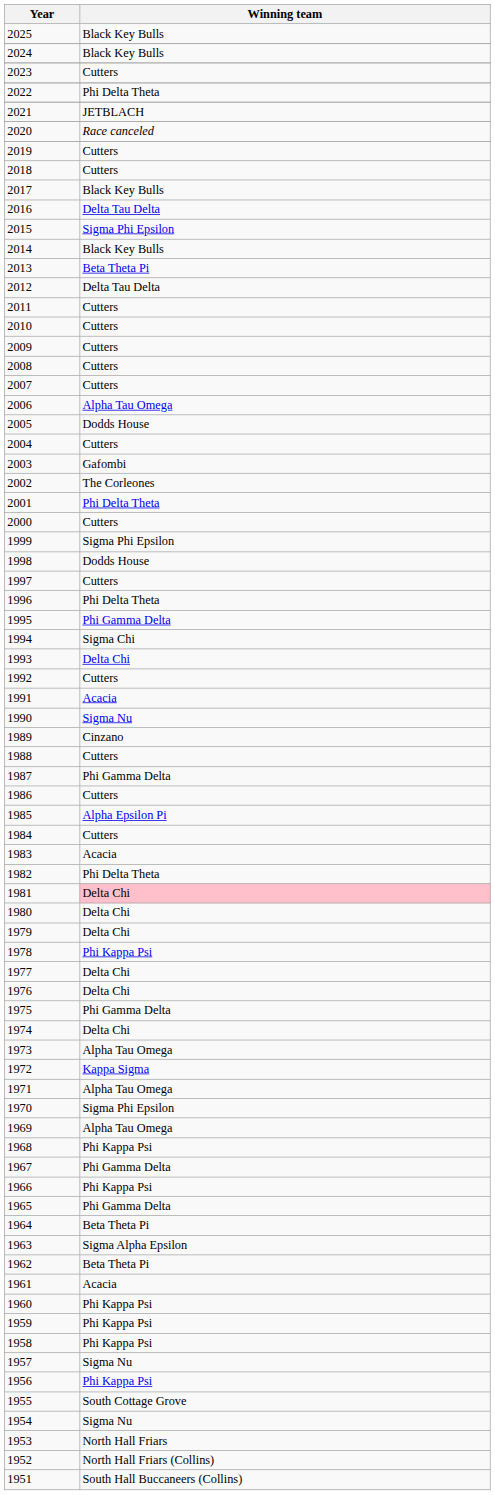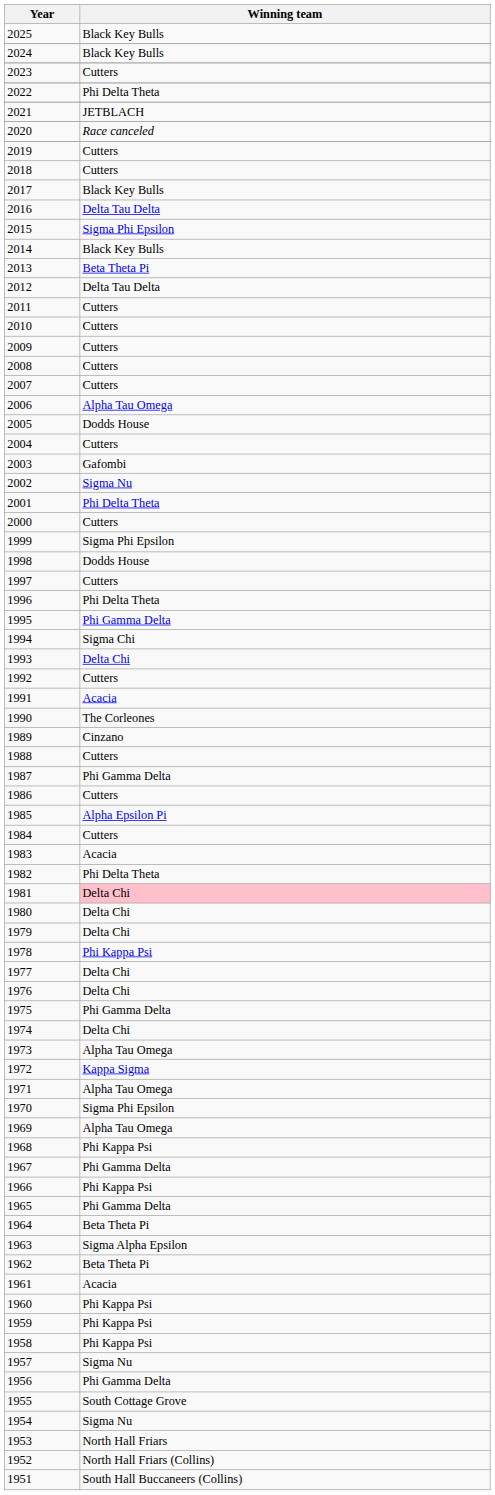(119, 483) The Corleones -> (107, 483) Sigma Nu
(107, 717) Sigma Nu -> (119, 717) The Corleones
(117, 1381) Phi Kappa Psi -> (127, 1381) Phi Gamma Delta
